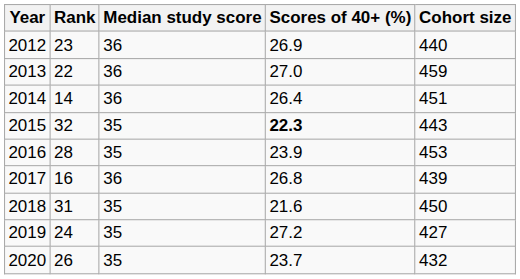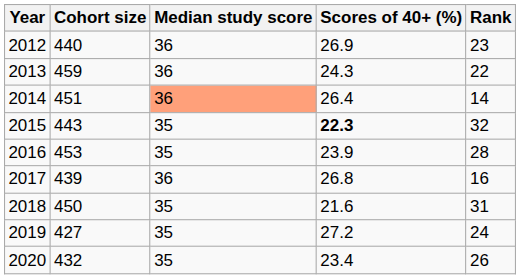columns swapped: (75, 17) <-> (465, 17)
(286, 71) 27.0 -> (337, 71) 24.3
(113, 98) no background -> (164, 98) lightsalmon background
(286, 260) 23.7 -> (337, 260) 23.4
